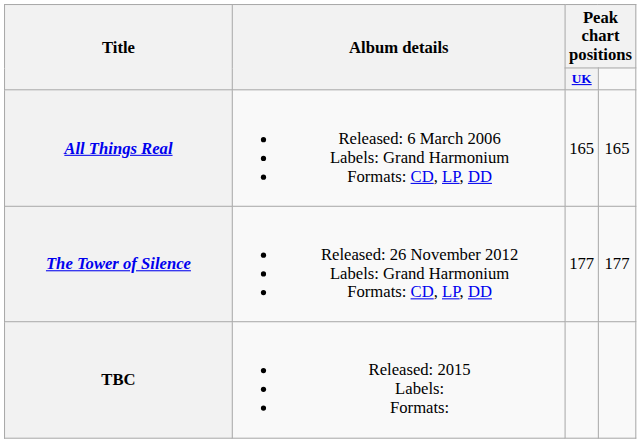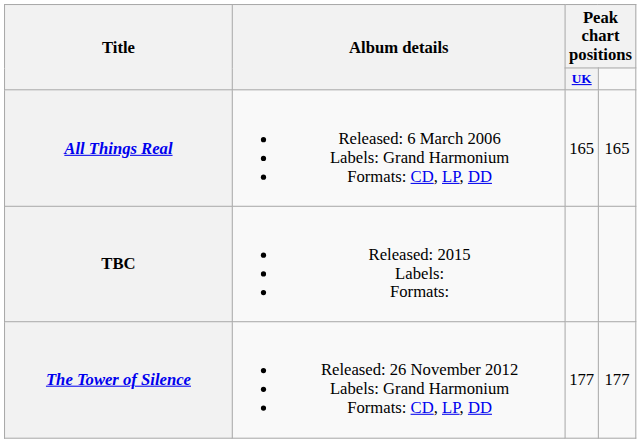rows swapped: (118, 264) <-> (118, 379)
